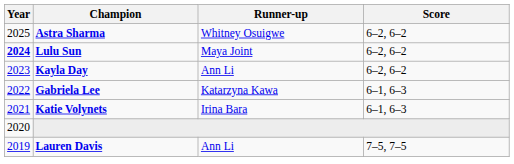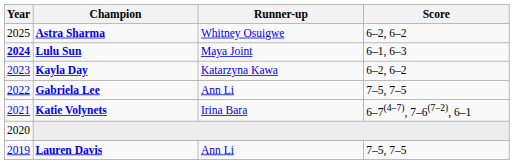(386, 52) 6–2, 6–2 -> (386, 52) 6–1, 6–3
(217, 71) Ann Li -> (239, 71) Katarzyna Kawa
(239, 90) Katarzyna Kawa -> (217, 90) Ann Li
(386, 90) 6–1, 6–3 -> (386, 90) 7–5, 7–5
(386, 109) 6–1, 6–3 -> (419, 110) 6–7(4–7), 7–6(7–2), 6–1
